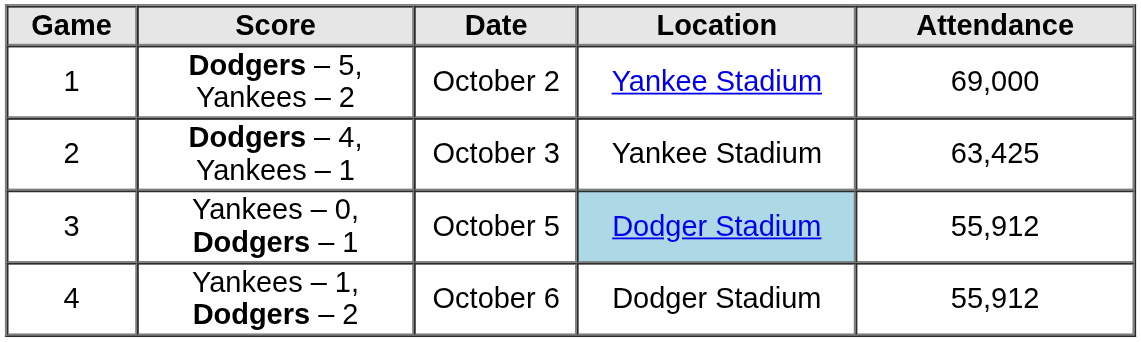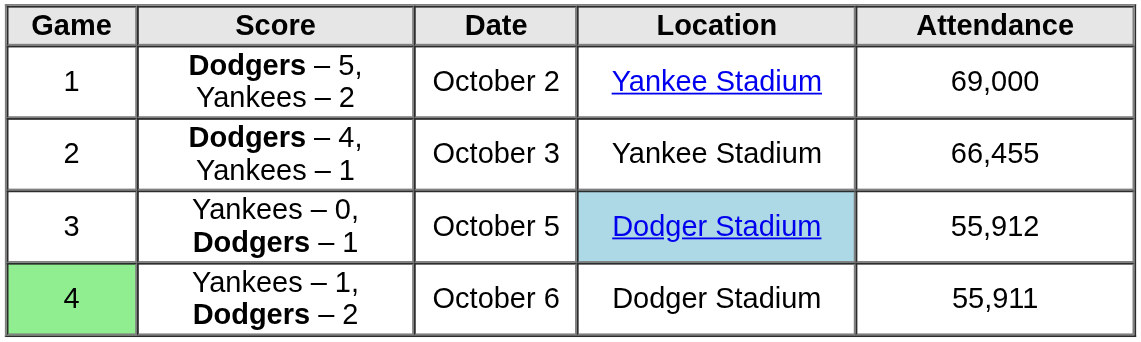(995, 153) 63,425 -> (995, 153) 66,455
(72, 298) no background -> (72, 298) lightgreen background
(995, 298) 55,912 -> (995, 298) 55,911
